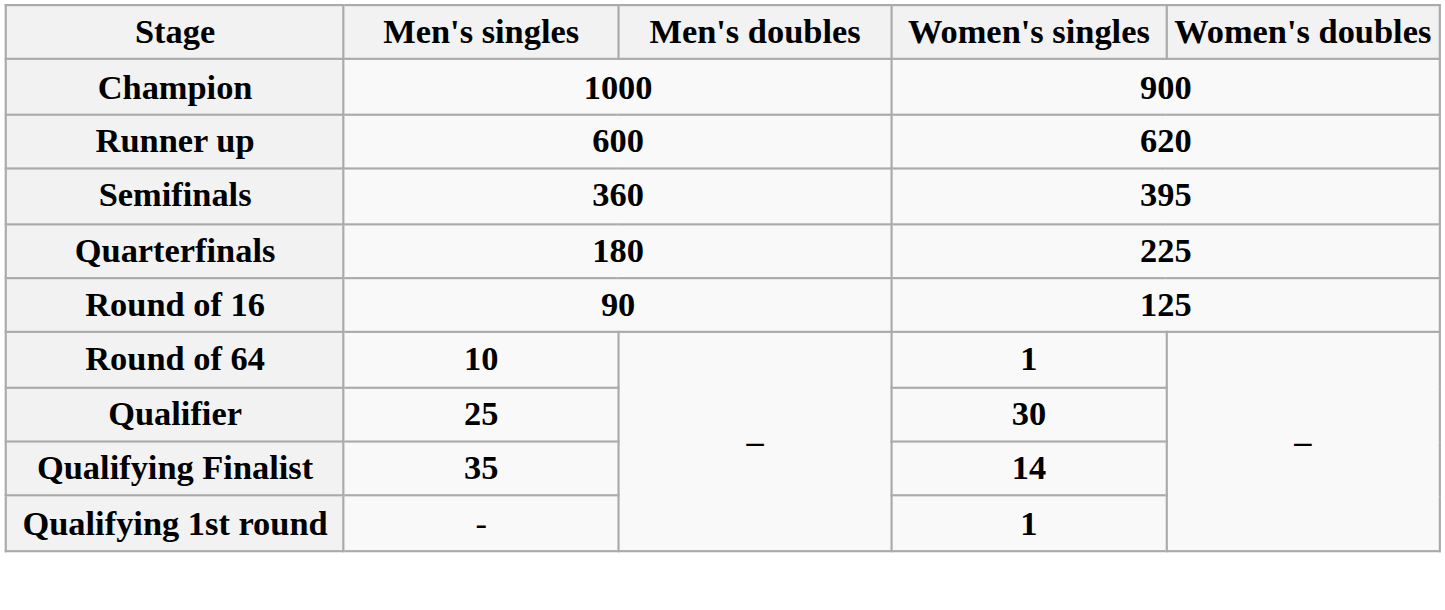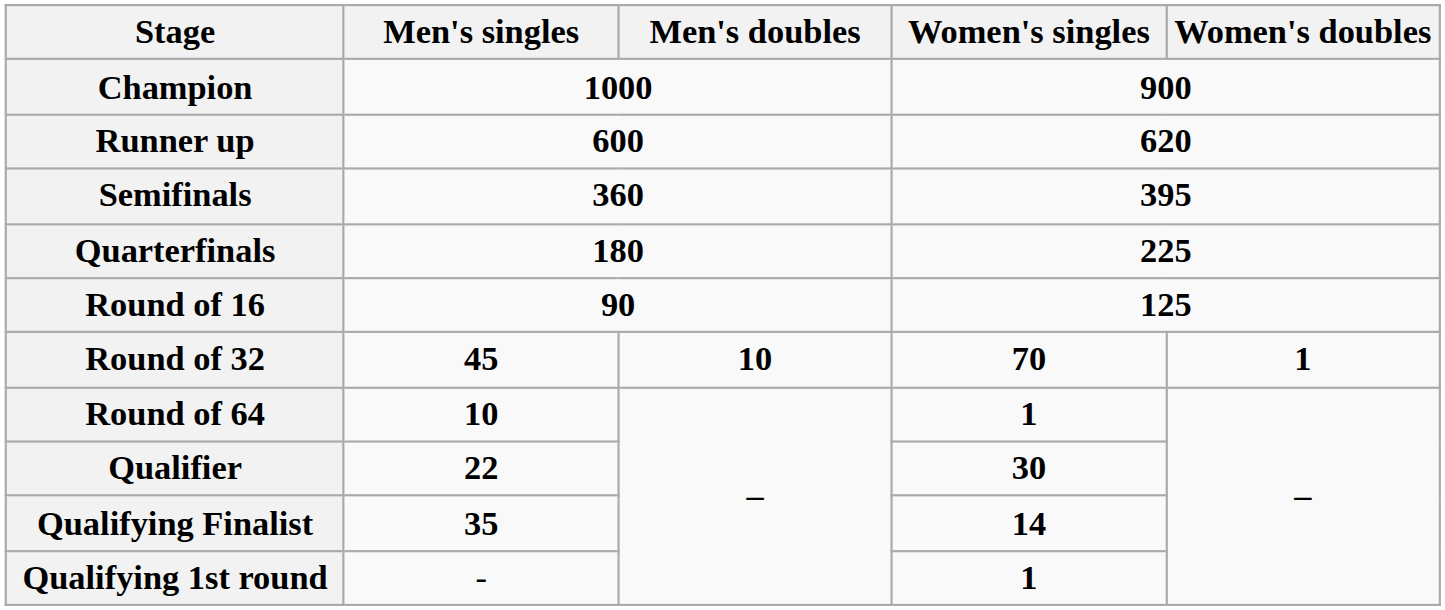+ row: (175, 359)
(481, 413) 25 -> (481, 468) 22
